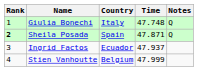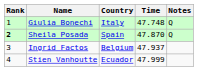(151, 36) 47.871 -> (151, 36) 47.870
(117, 48) Ecuador -> (117, 48) Belgium
(117, 60) Belgium -> (117, 60) Ecuador
